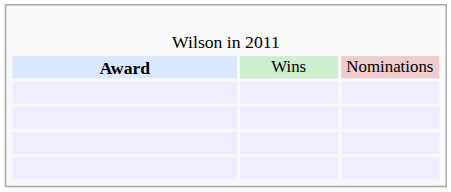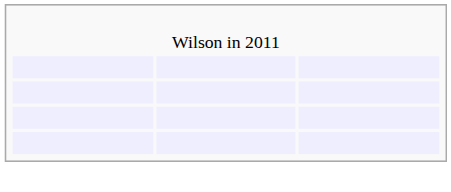- row: (125, 68)
